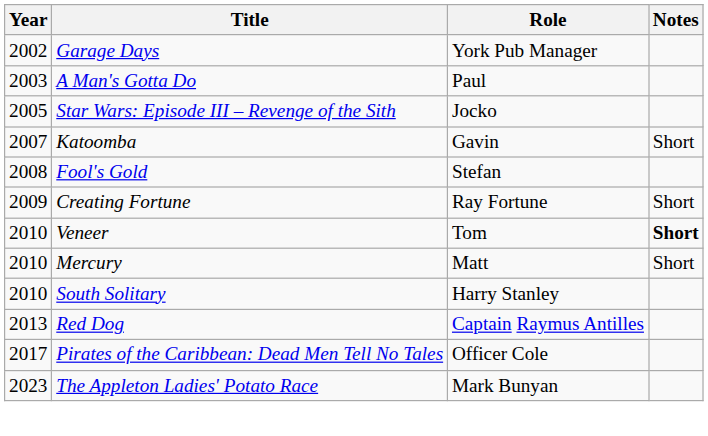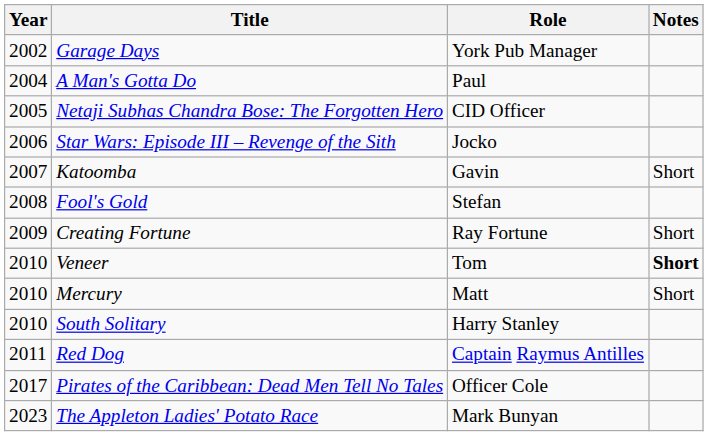(28, 80) 2003 -> (28, 80) 2004
+ row: (250, 111)
(28, 111) 2005 -> (28, 141) 2006
(28, 324) 2013 -> (28, 354) 2011
